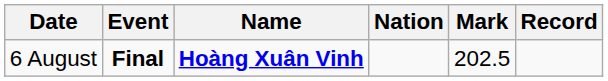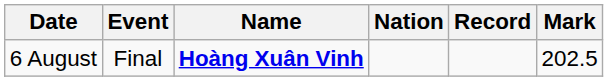columns swapped: (482, 22) <-> (559, 22)
(138, 57) bold -> (138, 57) normal
